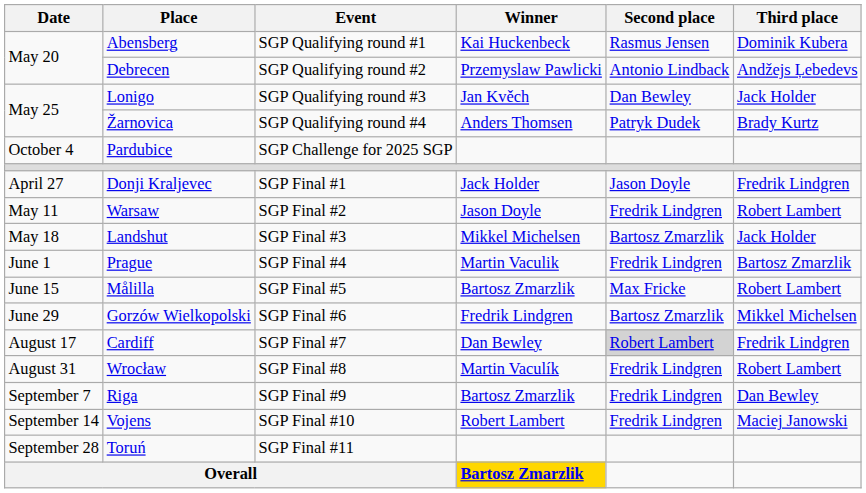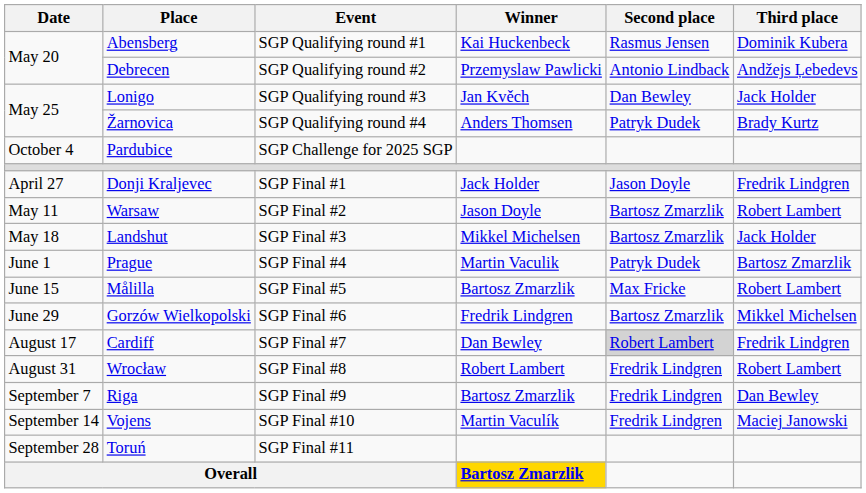(666, 210) Fredrik Lindgren -> (667, 210) Bartosz Zmarzlik
(666, 263) Fredrik Lindgren -> (655, 263) Patryk Dudek
(510, 369) Martin Vaculík -> (513, 369) Robert Lambert
(513, 421) Robert Lambert -> (510, 421) Martin Vaculík
